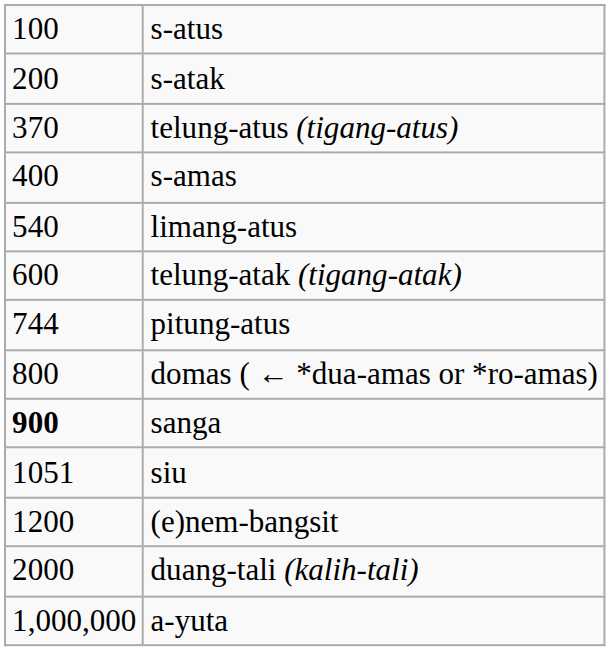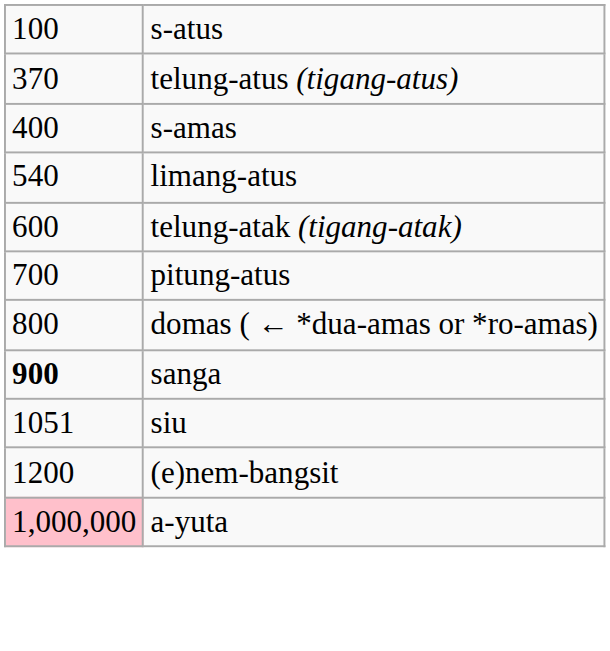- row: (188, 78)
(35, 324) 744 -> (35, 275) 700
- row: (285, 570)
(74, 619) no background -> (74, 521) pink background
